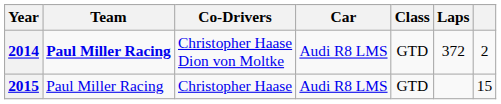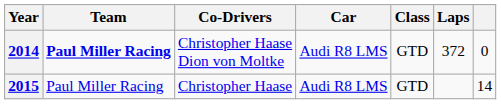(485, 52) 2 -> (485, 52) 0
(485, 86) 15 -> (485, 86) 14
